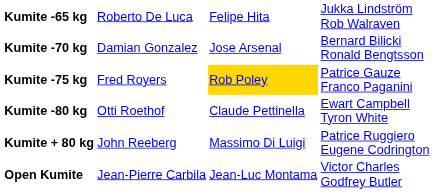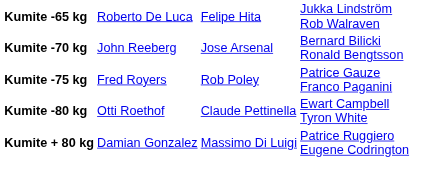(147, 48) Damian Gonzalez -> (137, 48) John Reeberg
(238, 79) gold background -> (230, 79) no background
(137, 143) John Reeberg -> (147, 143) Damian Gonzalez
- row: (44, 174)
